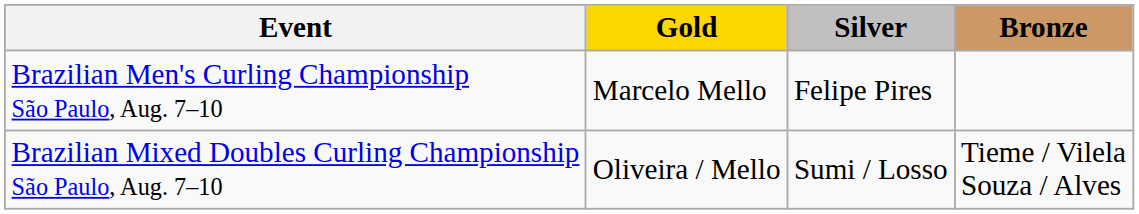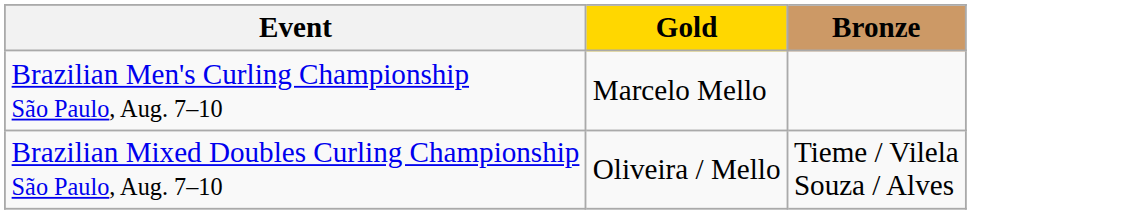- column: (871, 27)
